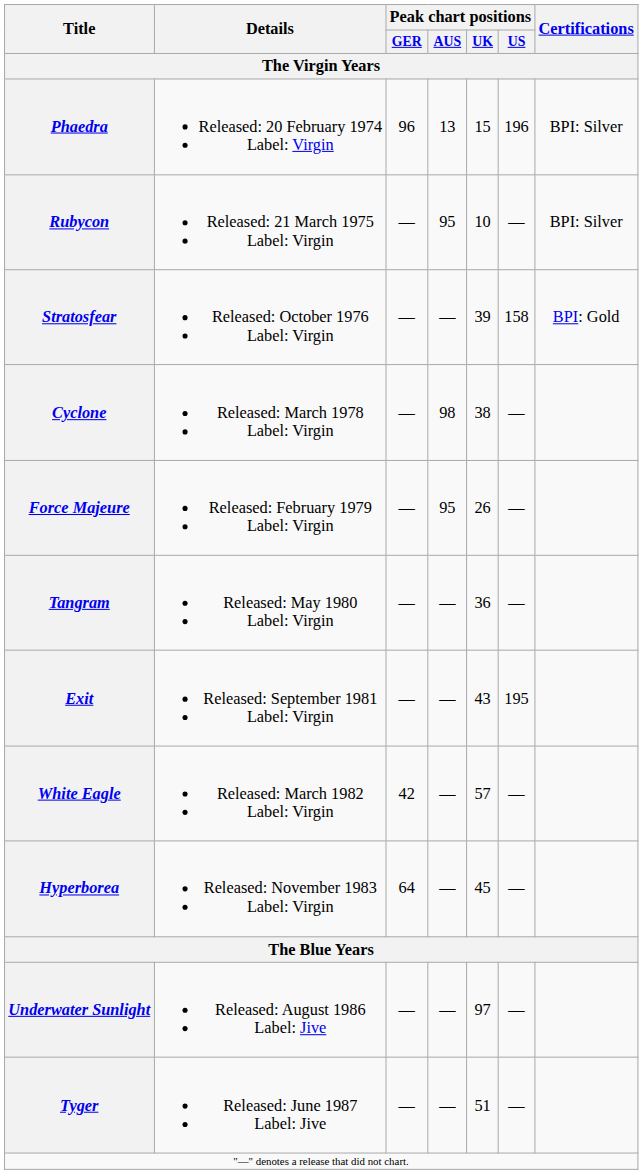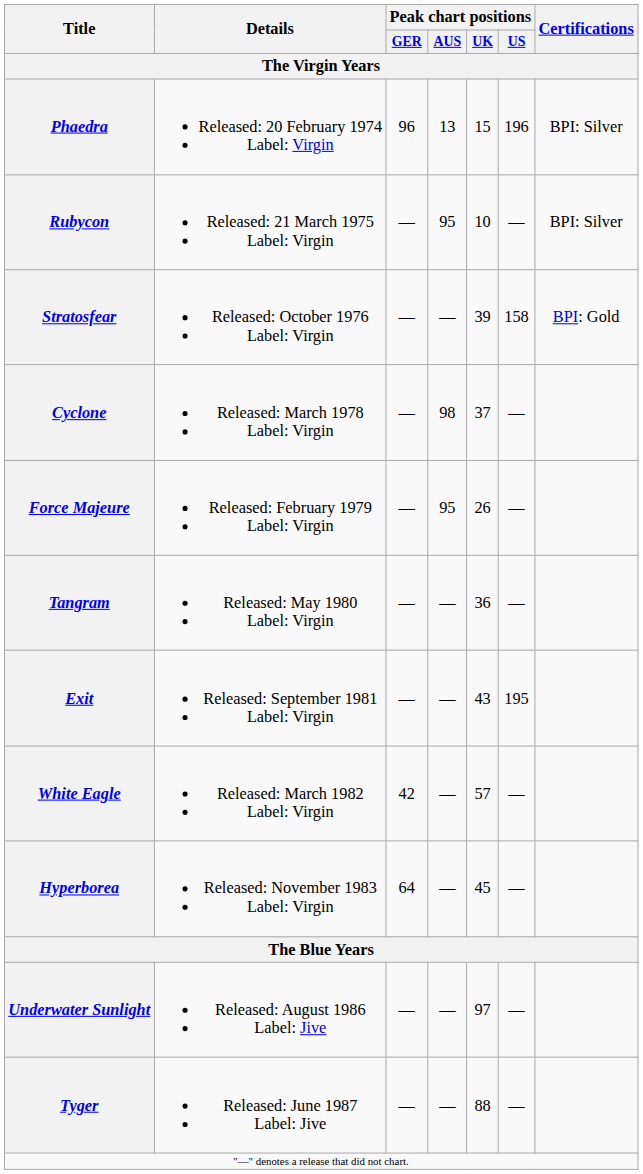(483, 412) 38 -> (483, 412) 37
(483, 1105) 51 -> (483, 1105) 88
